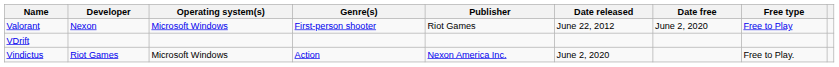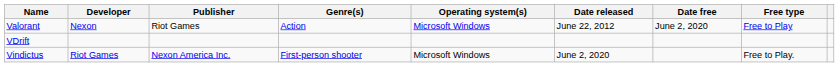columns swapped: (490, 11) <-> (221, 11)
(335, 25) First-person shooter -> (293, 25) Action
(307, 54) Action -> (321, 54) First-person shooter
